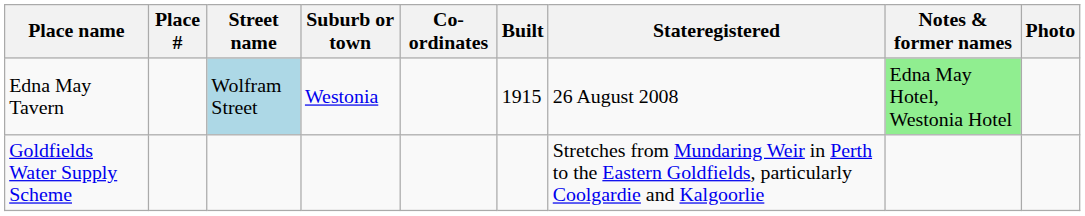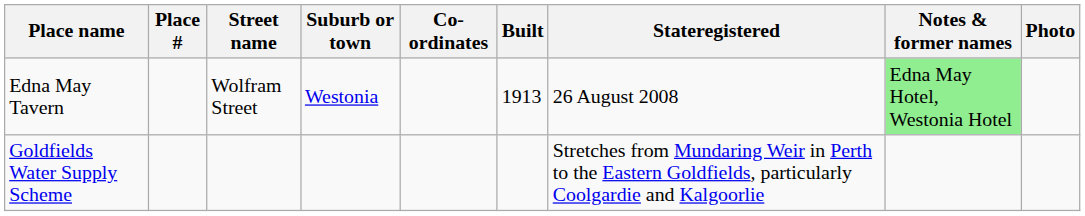(246, 96) lightblue background -> (246, 96) no background
(522, 96) 1915 -> (522, 96) 1913
